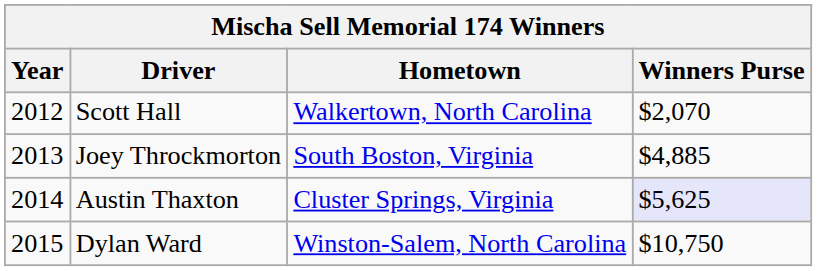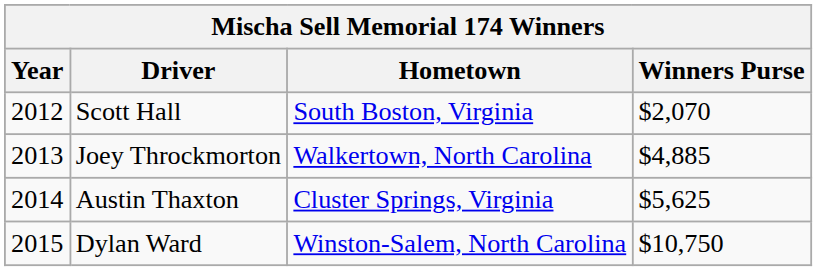(443, 112) Walkertown, North Carolina -> (413, 112) South Boston, Virginia
(413, 156) South Boston, Virginia -> (443, 156) Walkertown, North Carolina
(675, 199) lavender background -> (675, 199) no background
